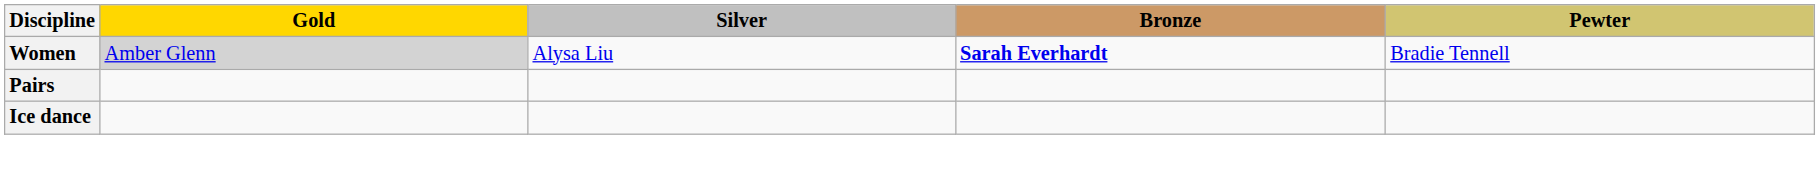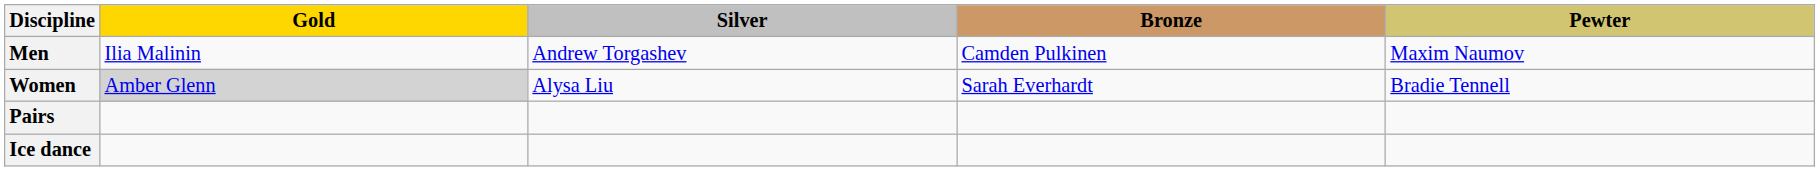+ row: (29, 52)
(1034, 52) bold -> (1027, 85) normal
